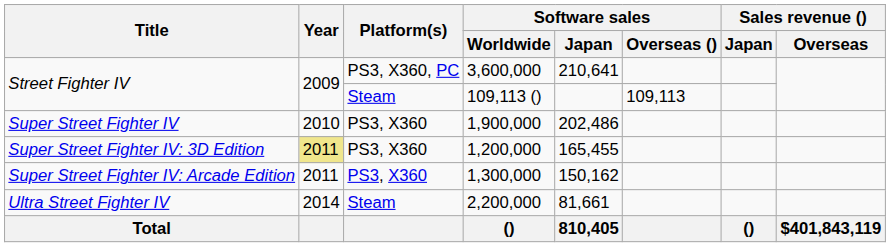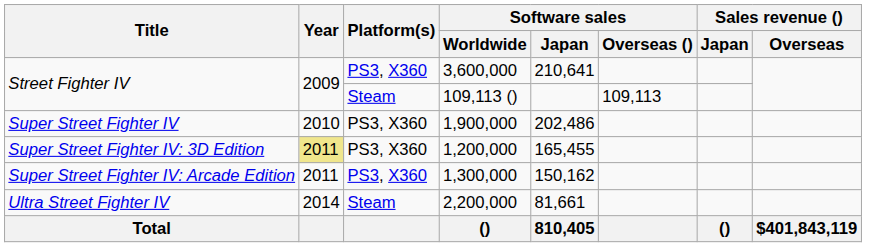(403, 70) PS3, X360, PC -> (387, 70) PS3, X360
